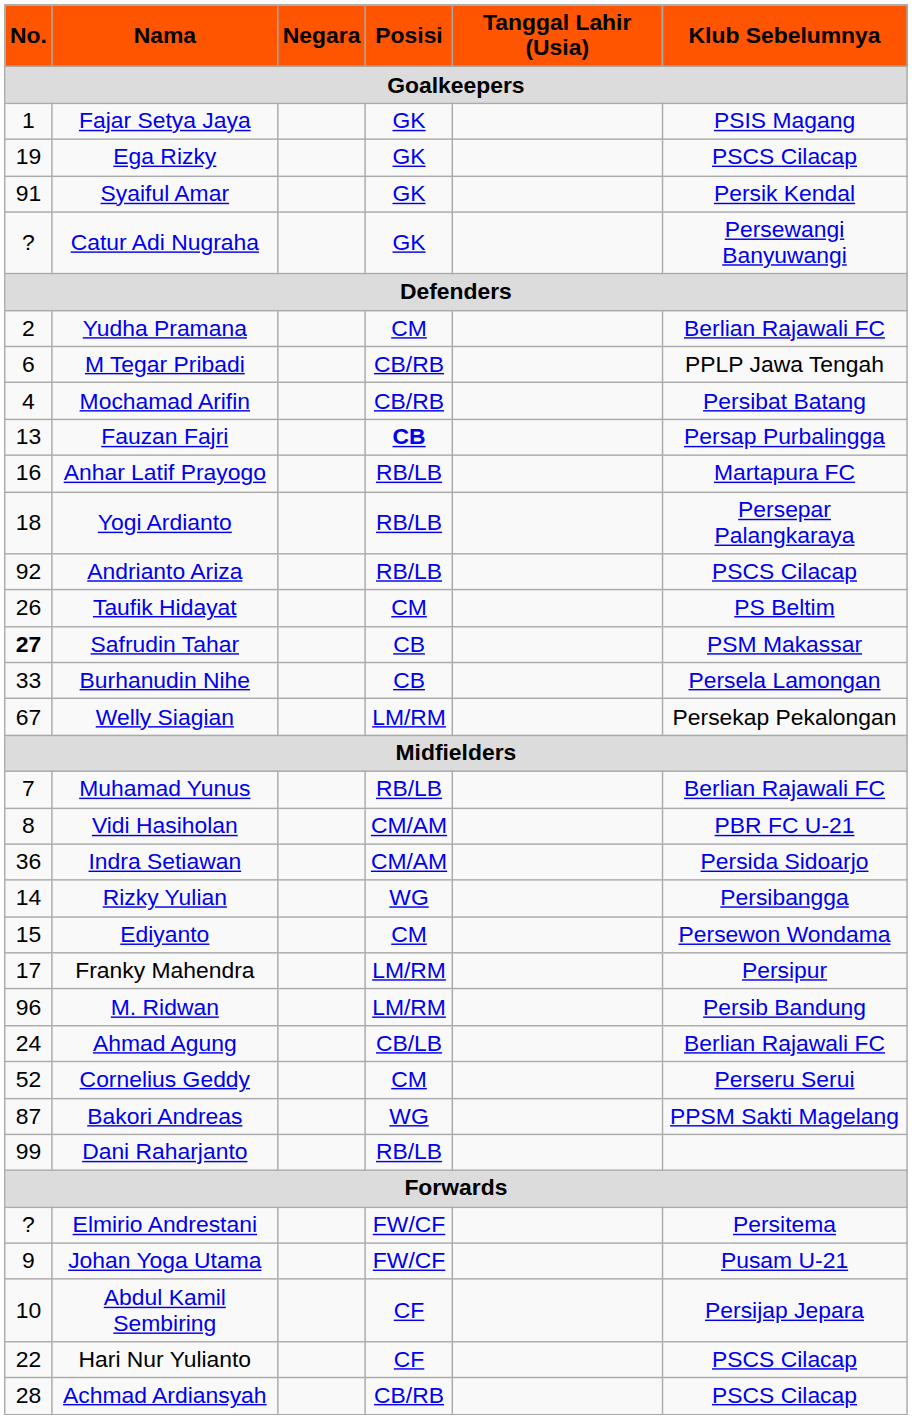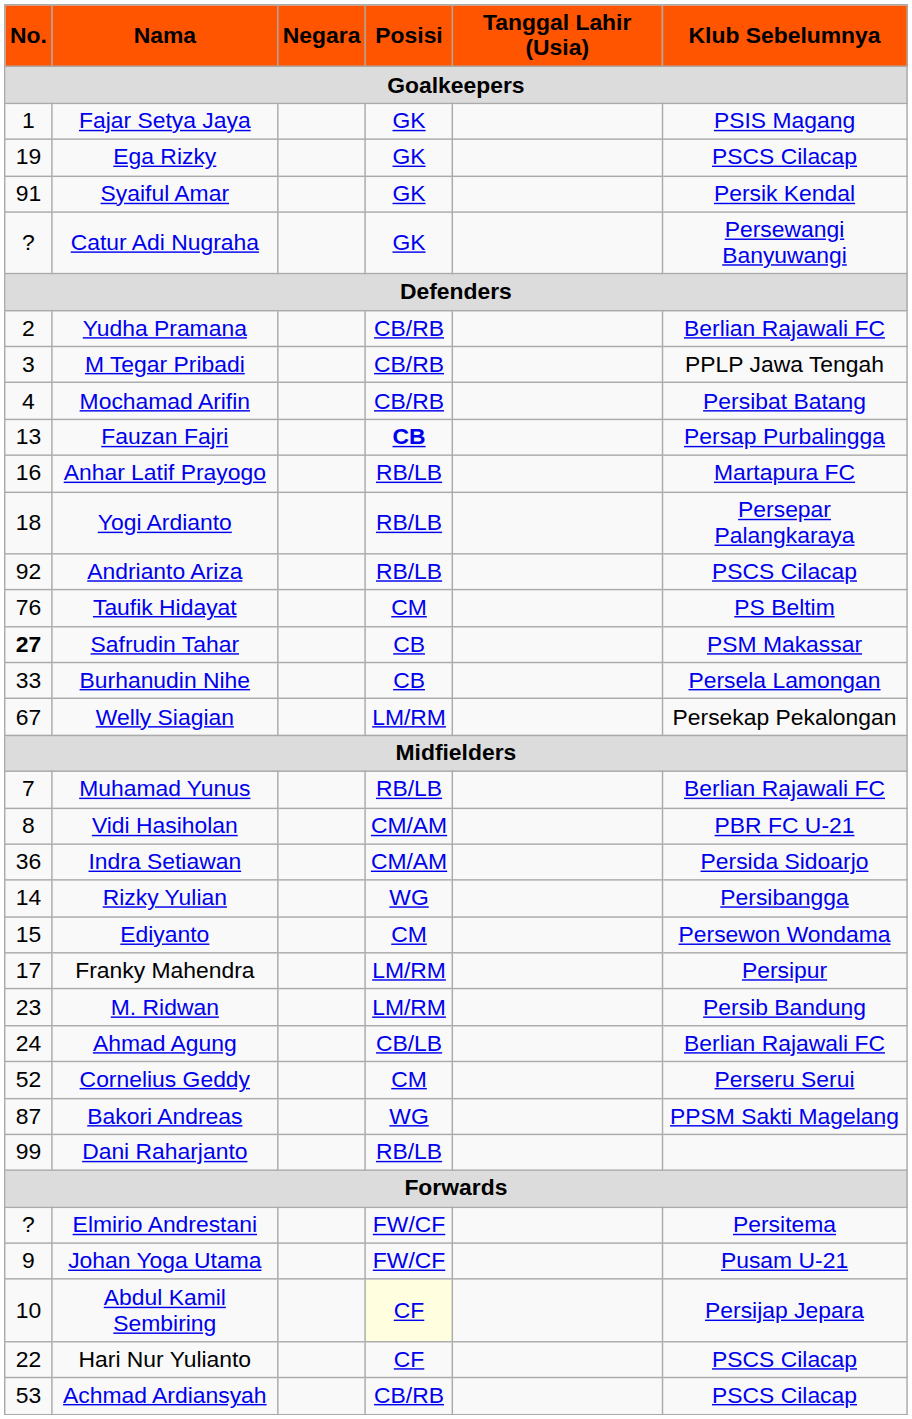(409, 328) CM -> (409, 328) CB/RB
(28, 364) 6 -> (28, 364) 3
(28, 607) 26 -> (28, 607) 76
(28, 1007) 96 -> (28, 1007) 23
(409, 1310) no background -> (409, 1310) lightyellow background
(28, 1395) 28 -> (28, 1395) 53
